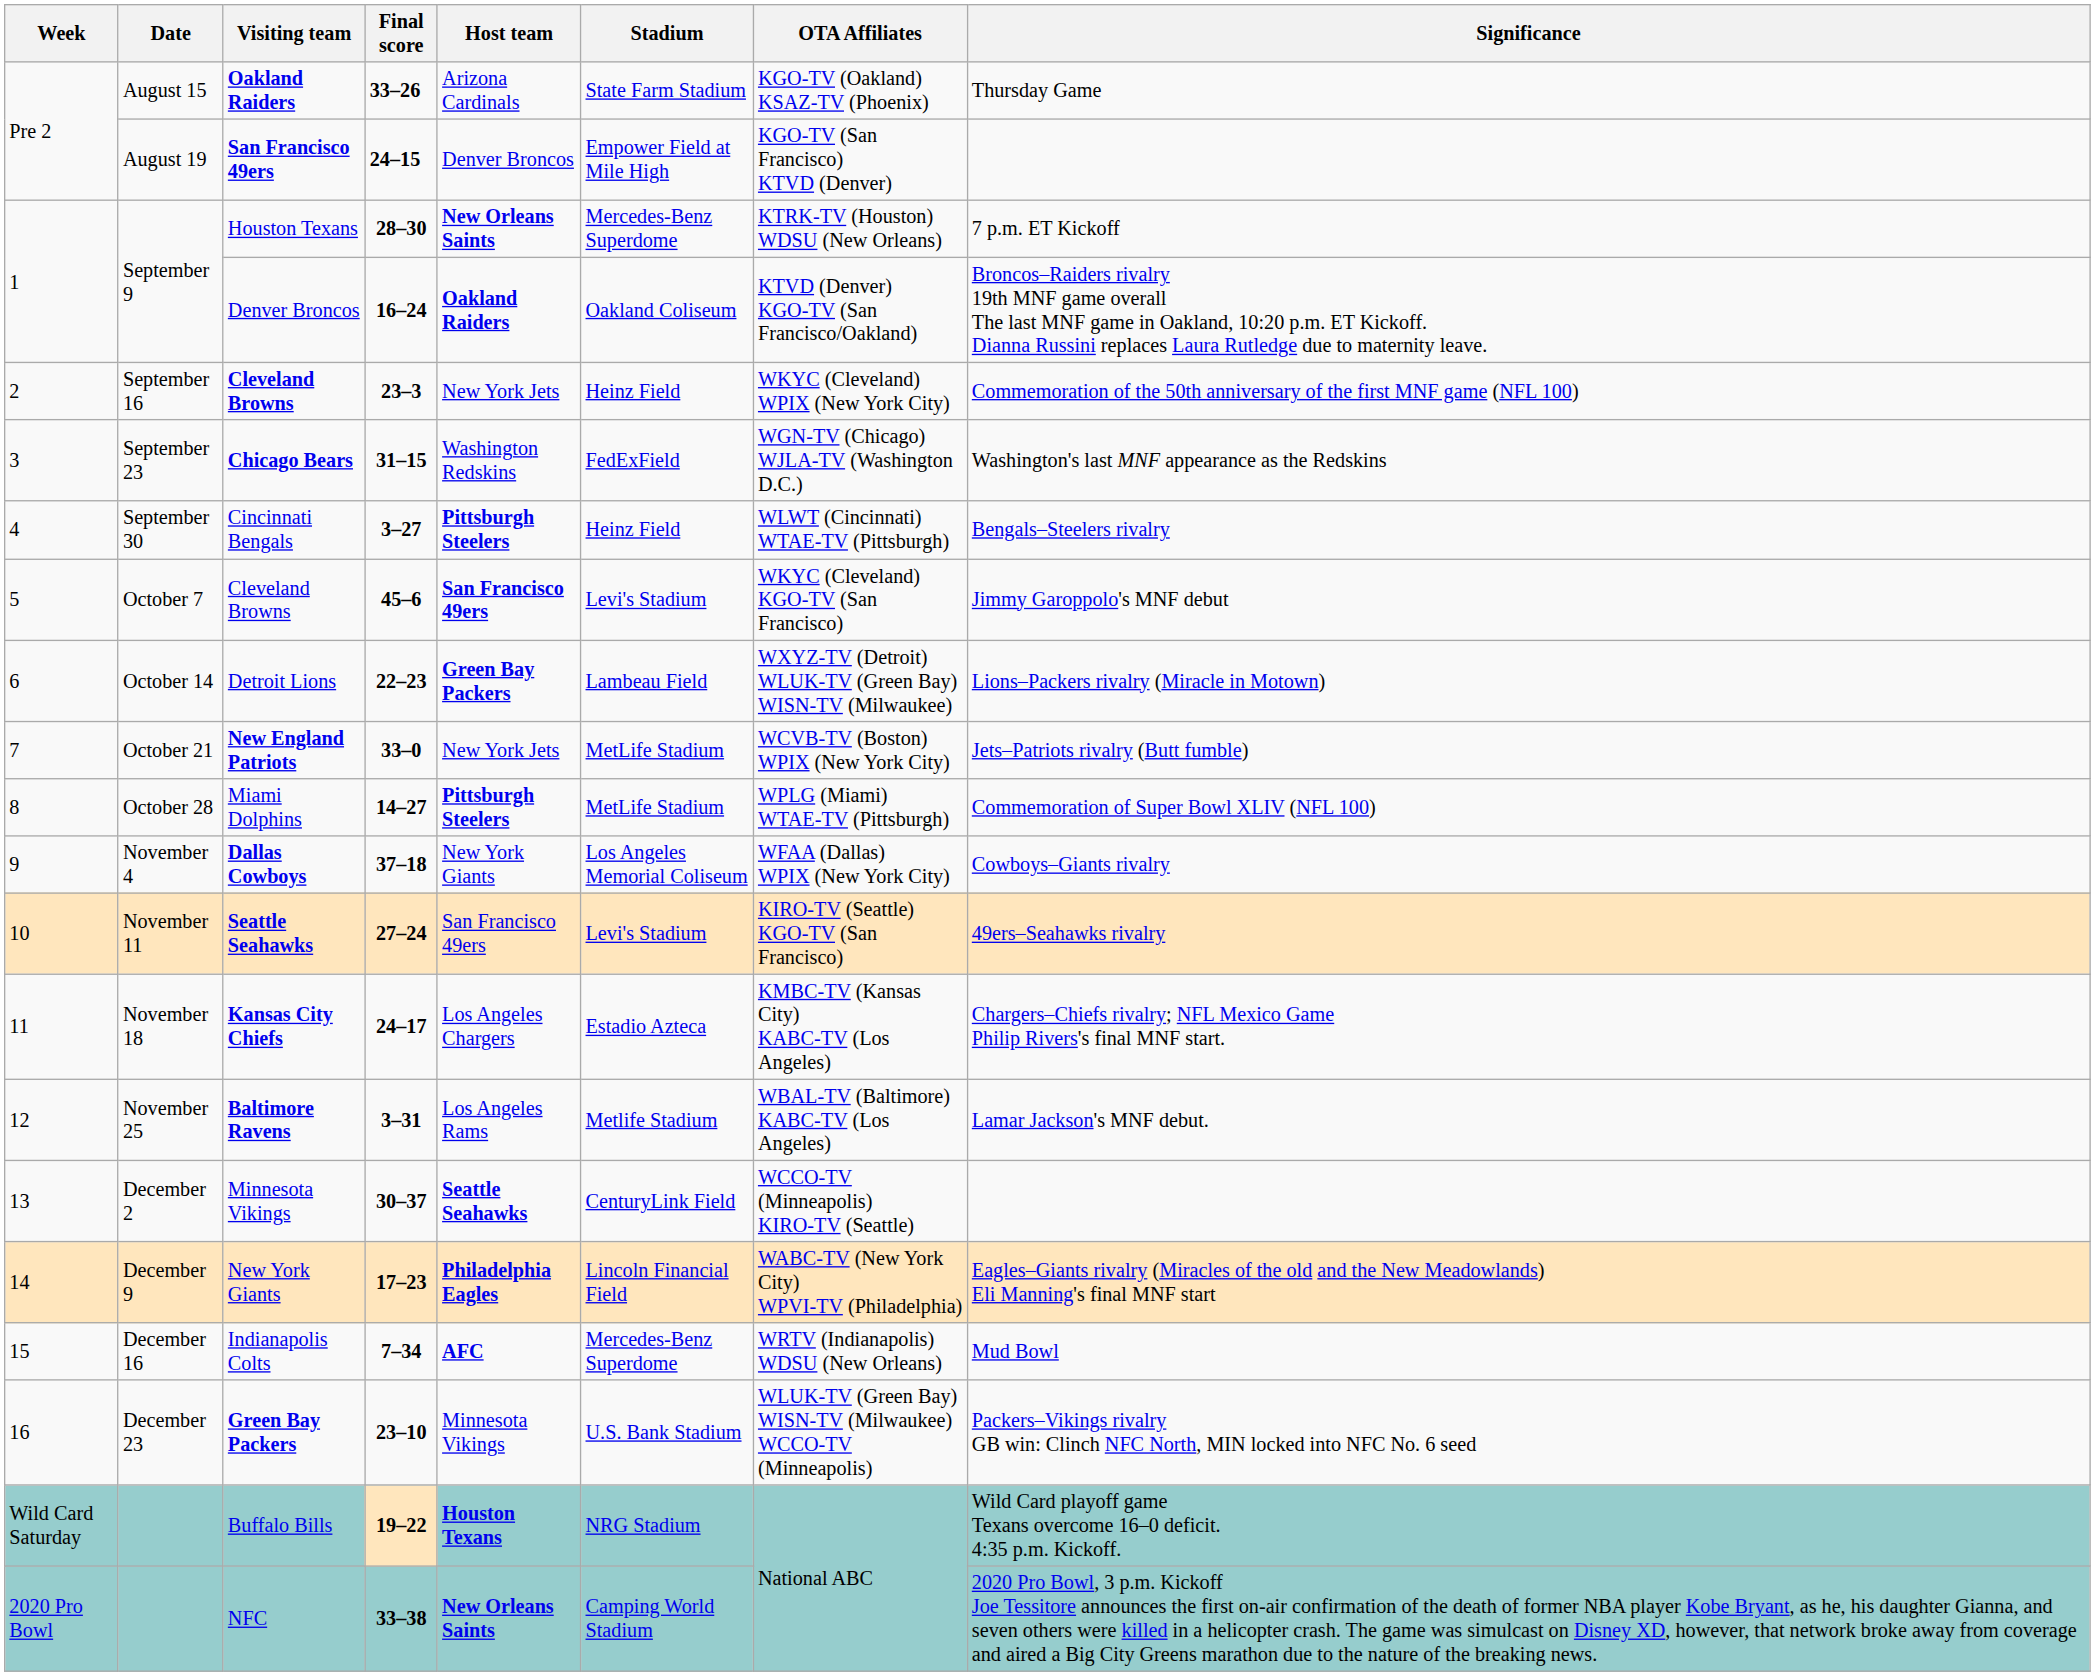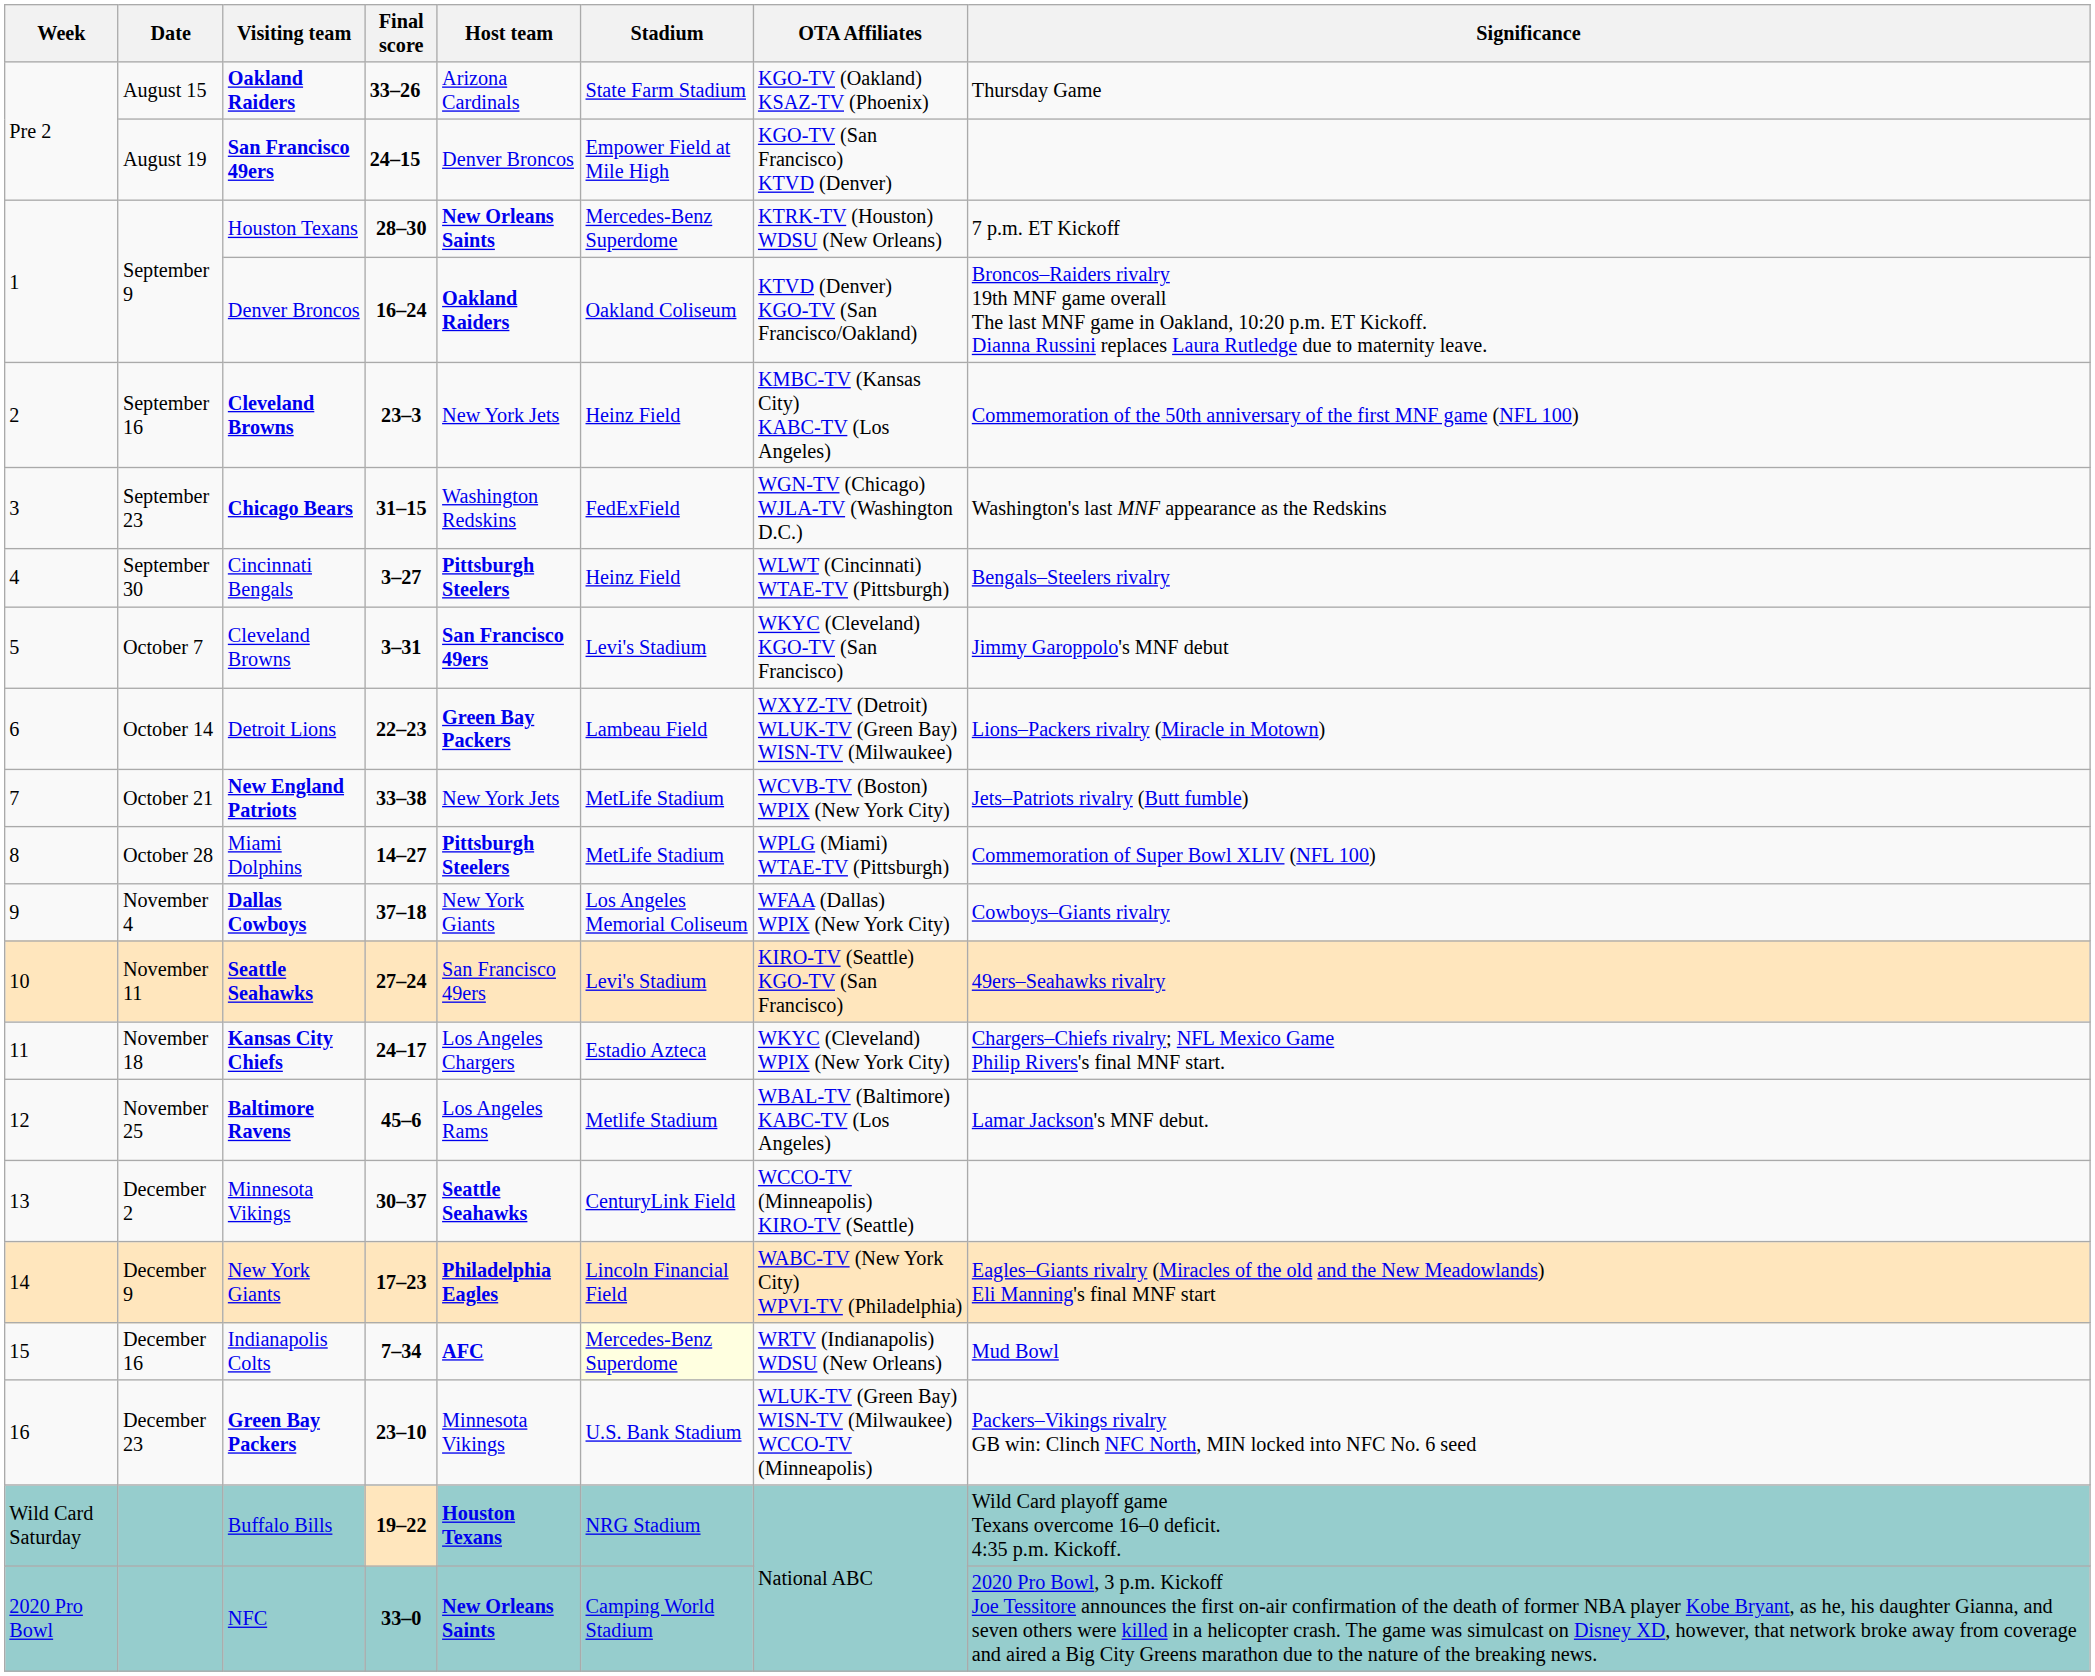(854, 391) WKYC (Cleveland) WPIX (New York City) -> (839, 415) KMBC-TV (Kansas City) KABC-TV (Los Angeles)
(401, 599) 45–6 -> (401, 647) 3–31
(401, 749) 33–0 -> (401, 797) 33–38
(839, 1026) KMBC-TV (Kansas City) KABC-TV (Los Angeles) -> (854, 1050) WKYC (Cleveland) WPIX (New York City)
(401, 1119) 3–31 -> (401, 1119) 45–6
(649, 1351) no background -> (649, 1351) lightyellow background
(401, 1619) 33–38 -> (401, 1619) 33–0
